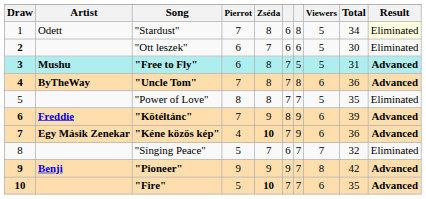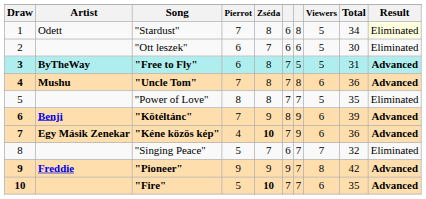(20, 47) bold -> (20, 47) normal
(54, 64) Mushu -> (64, 64) ByTheWay
(64, 82) ByTheWay -> (54, 82) Mushu
(56, 116) Freddie -> (50, 116) Benji
(50, 168) Benji -> (56, 168) Freddie
